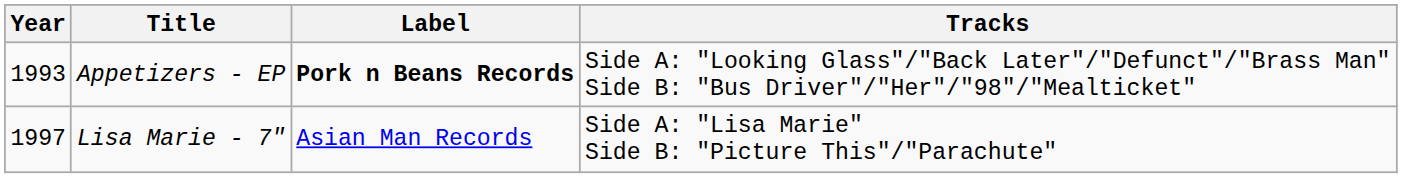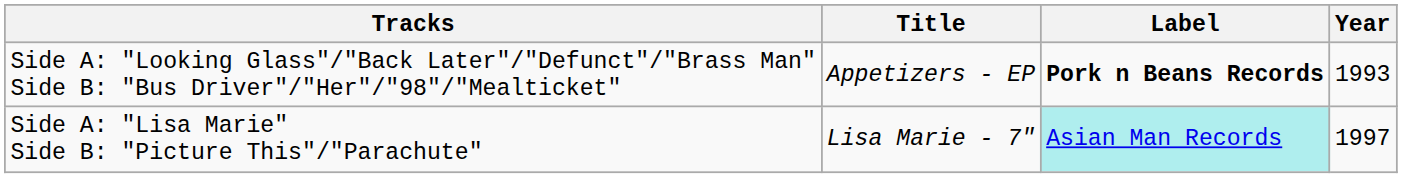columns swapped: (38, 24) <-> (988, 24)
(414, 139) no background -> (1164, 139) paleturquoise background
